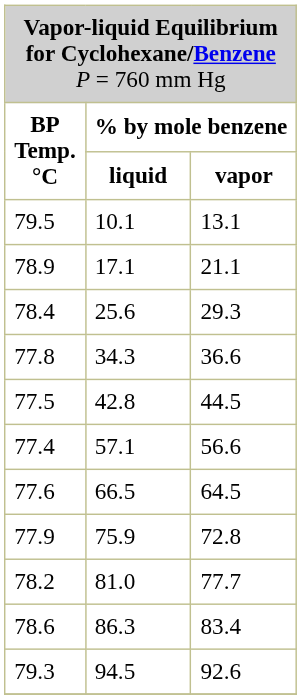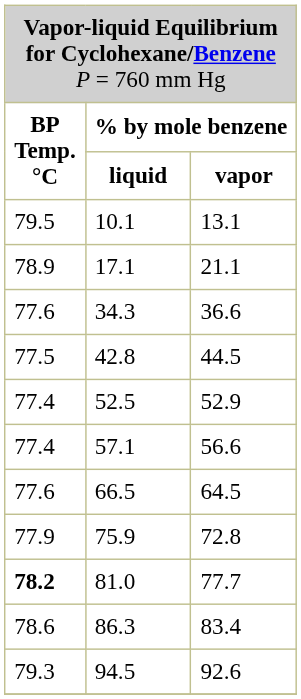- row: (115, 311)
(34, 356) 77.8 -> (34, 311) 77.6
+ row: (115, 401)
(34, 581) normal -> (34, 581) bold
